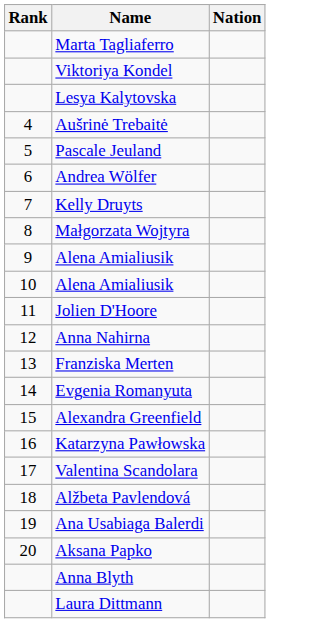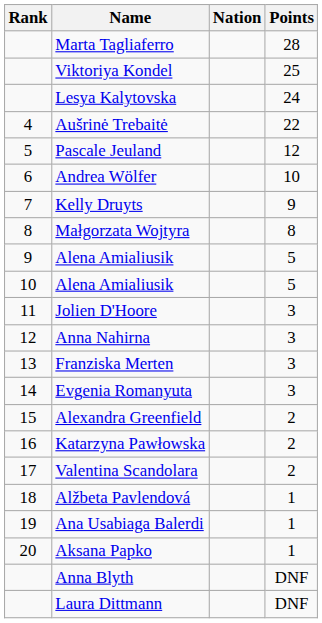+ column: (292, 17)
